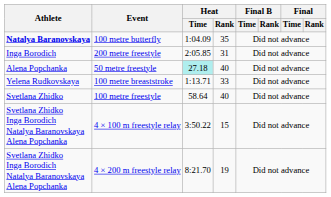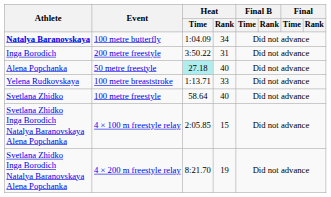(224, 39) 35 -> (224, 39) 34
(198, 53) 2:05.85 -> (198, 53) 3:50.22
(198, 126) 3:50.22 -> (198, 126) 2:05.85
